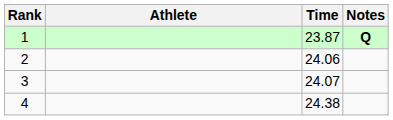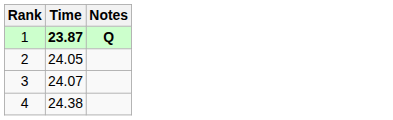- column: (173, 15)
(322, 37) normal -> (66, 37) bold
(322, 59) 24.06 -> (66, 59) 24.05
